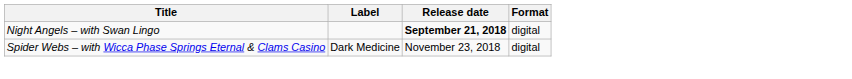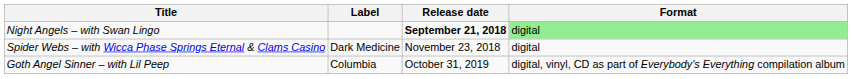(526, 30) no background -> (526, 30) lightgreen background
+ row: (88, 64)
